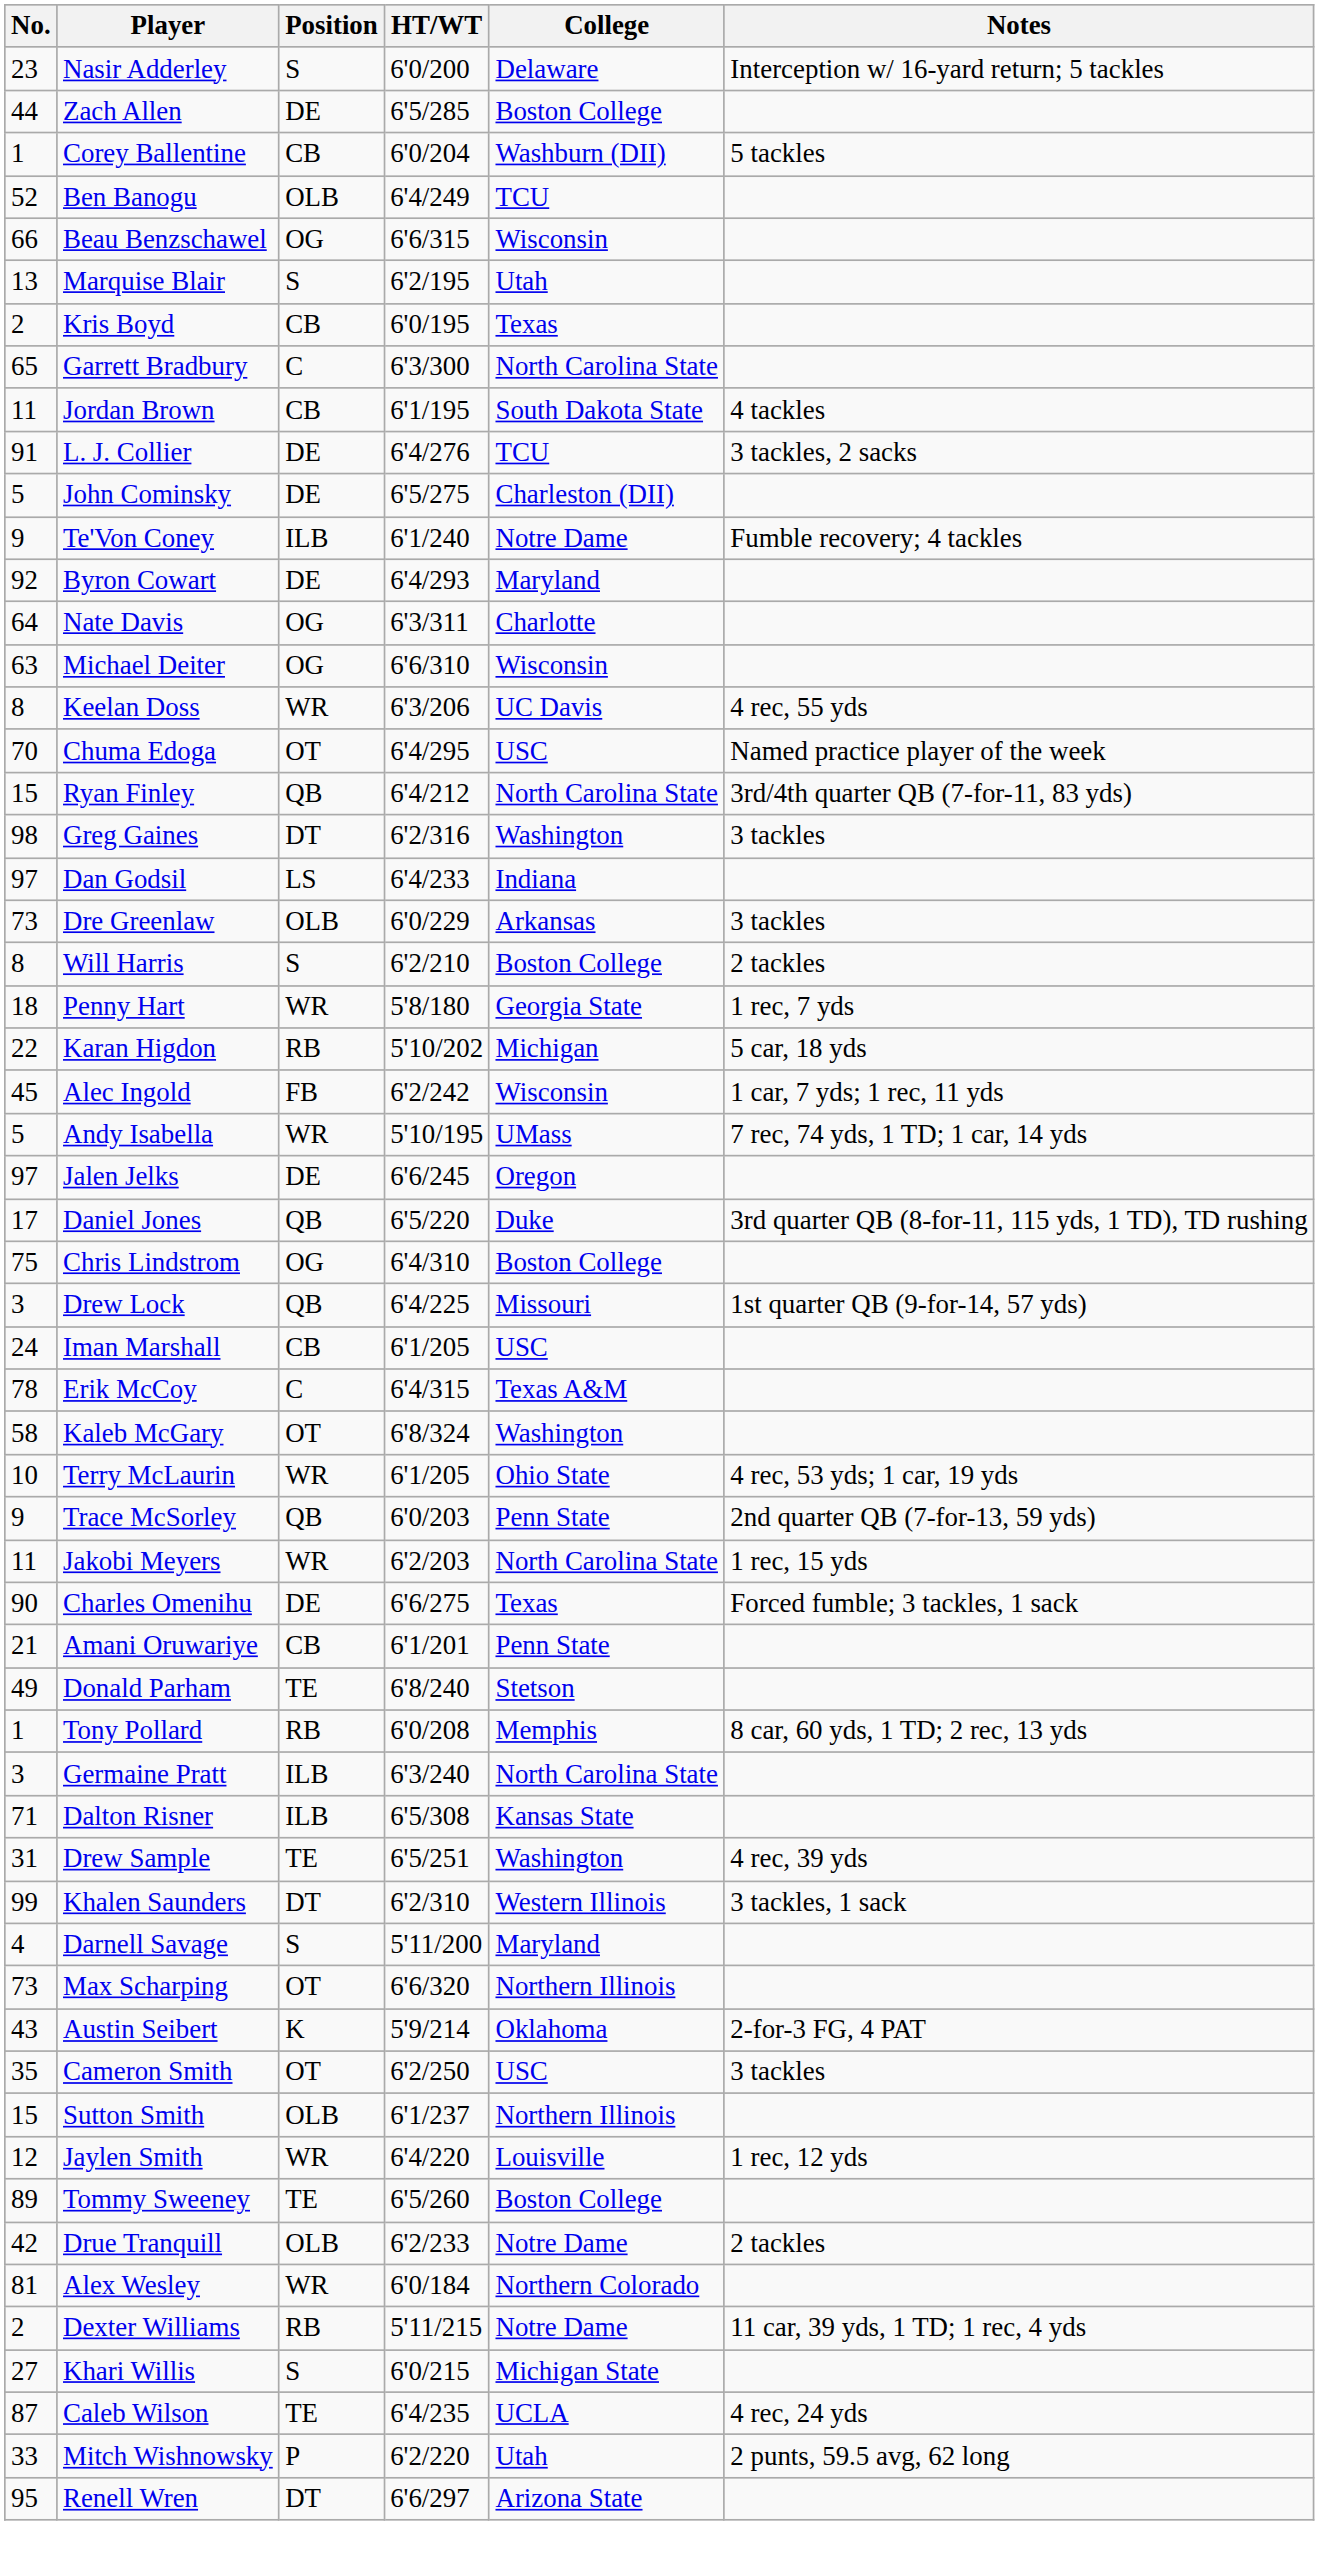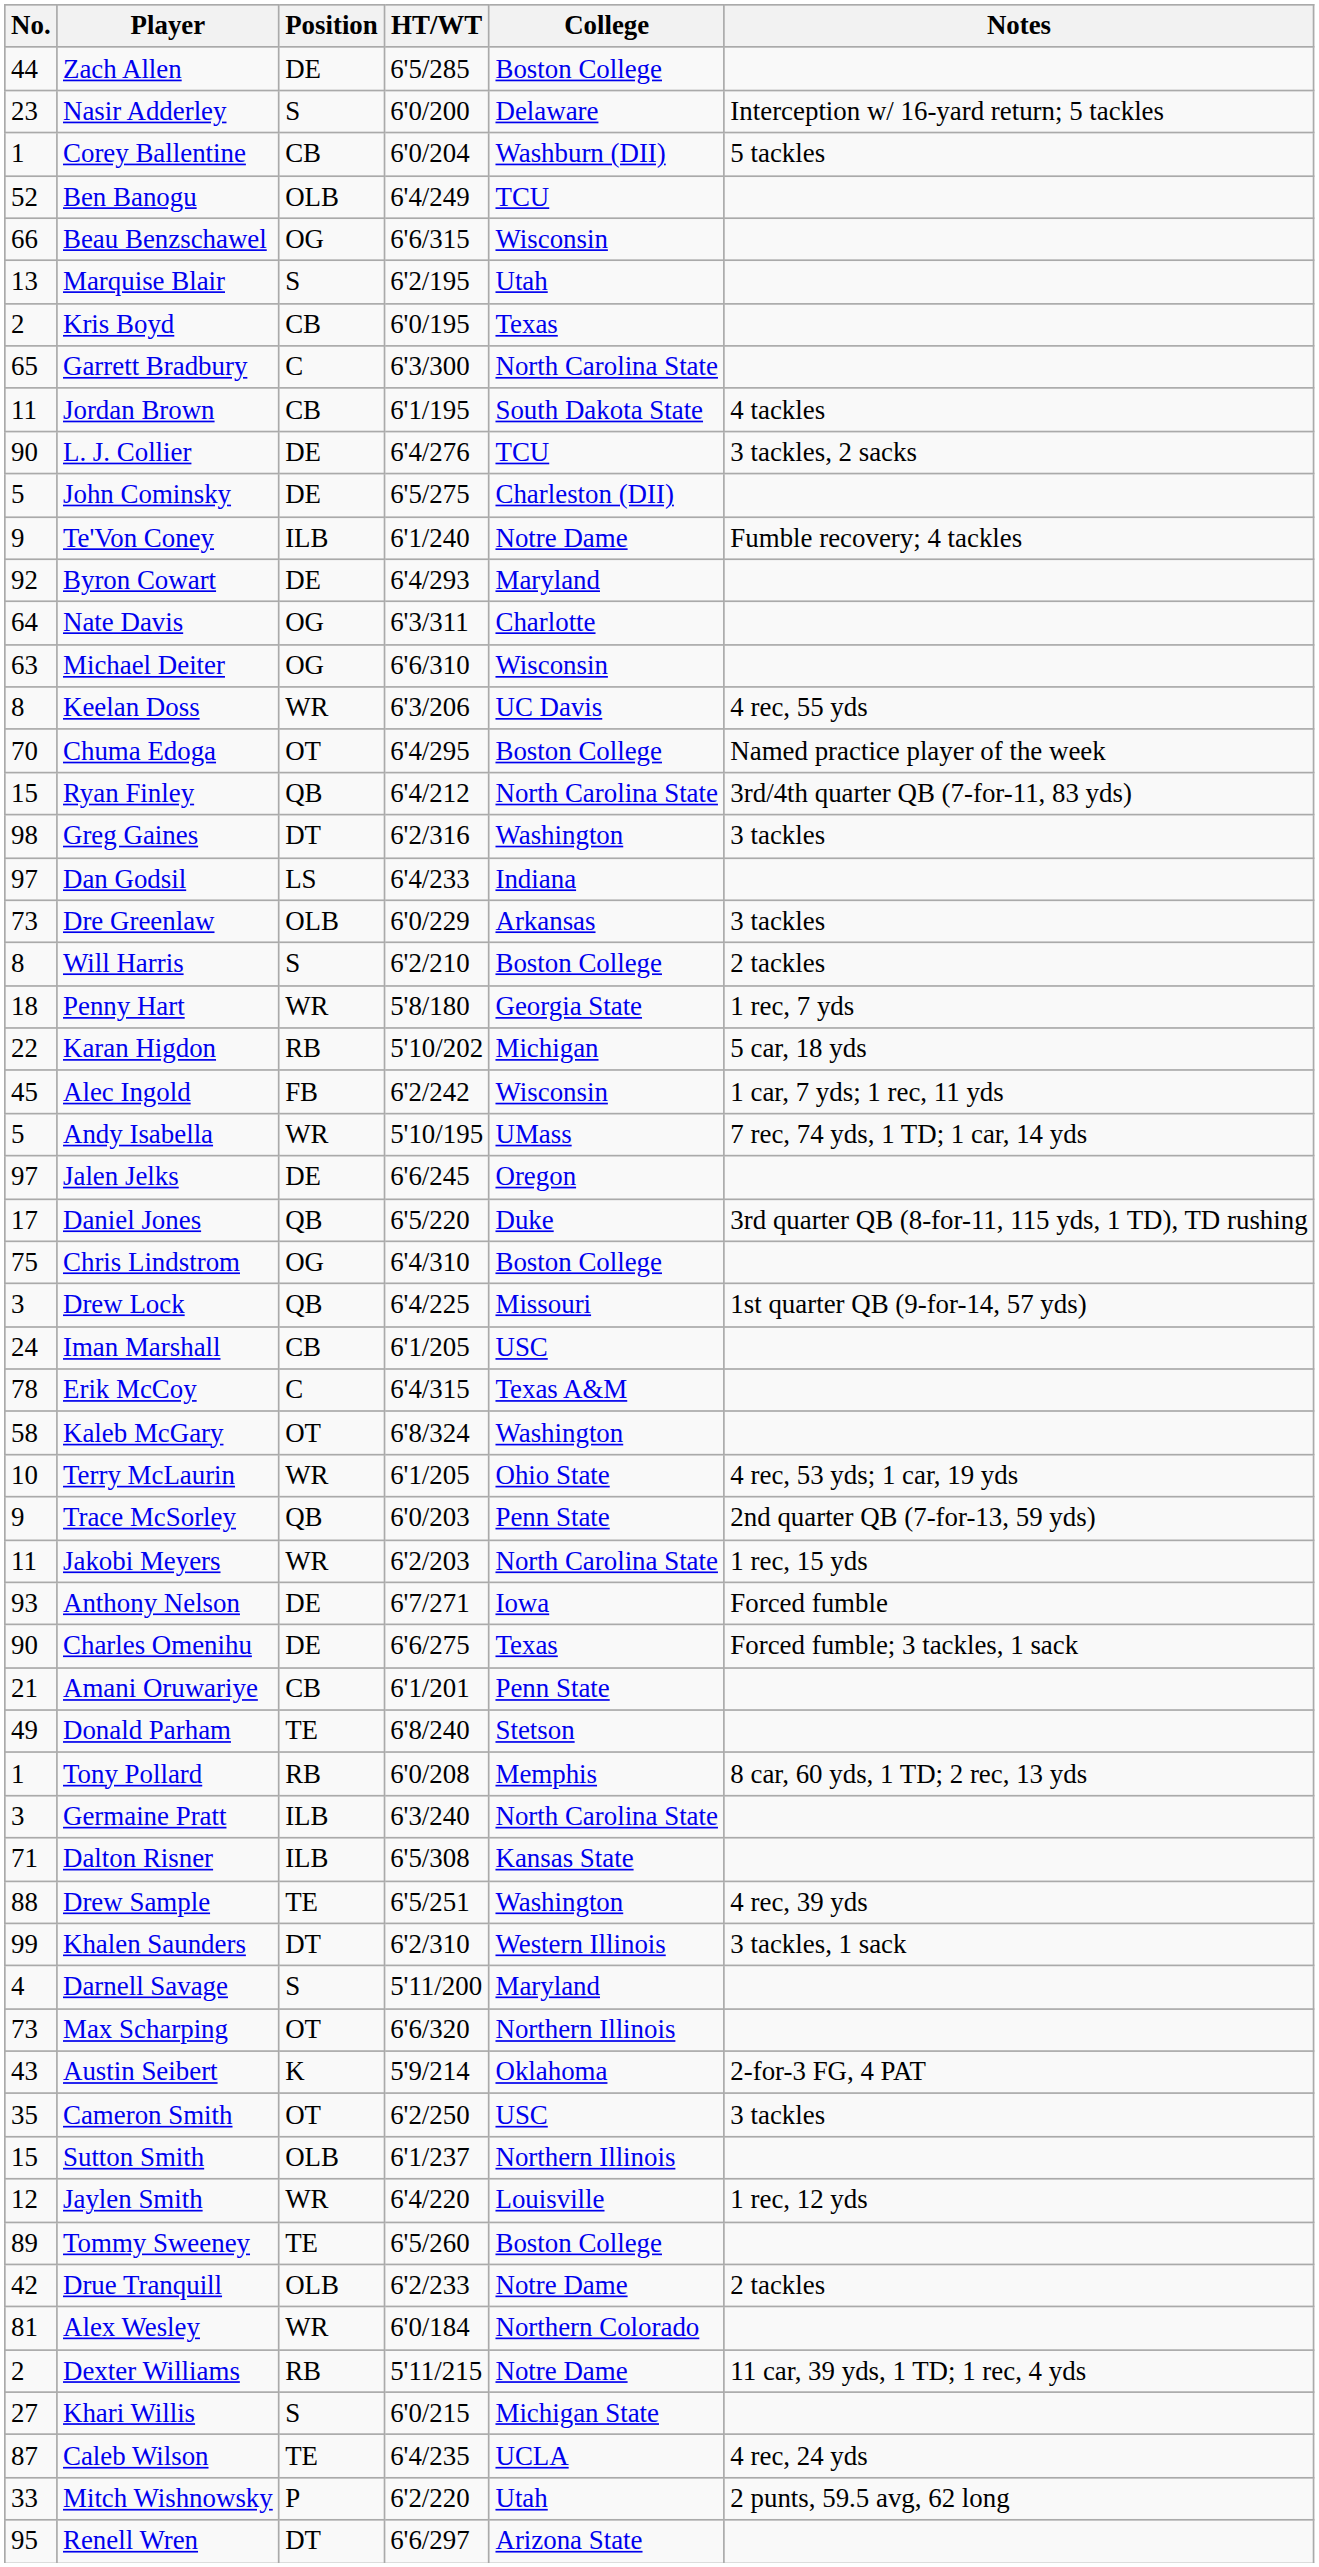rows swapped: (145, 68) <-> (122, 111)
(24, 452) 91 -> (24, 452) 90
(522, 750) USC -> (579, 750) Boston College
+ row: (151, 1603)
(24, 1858) 31 -> (24, 1901) 88
